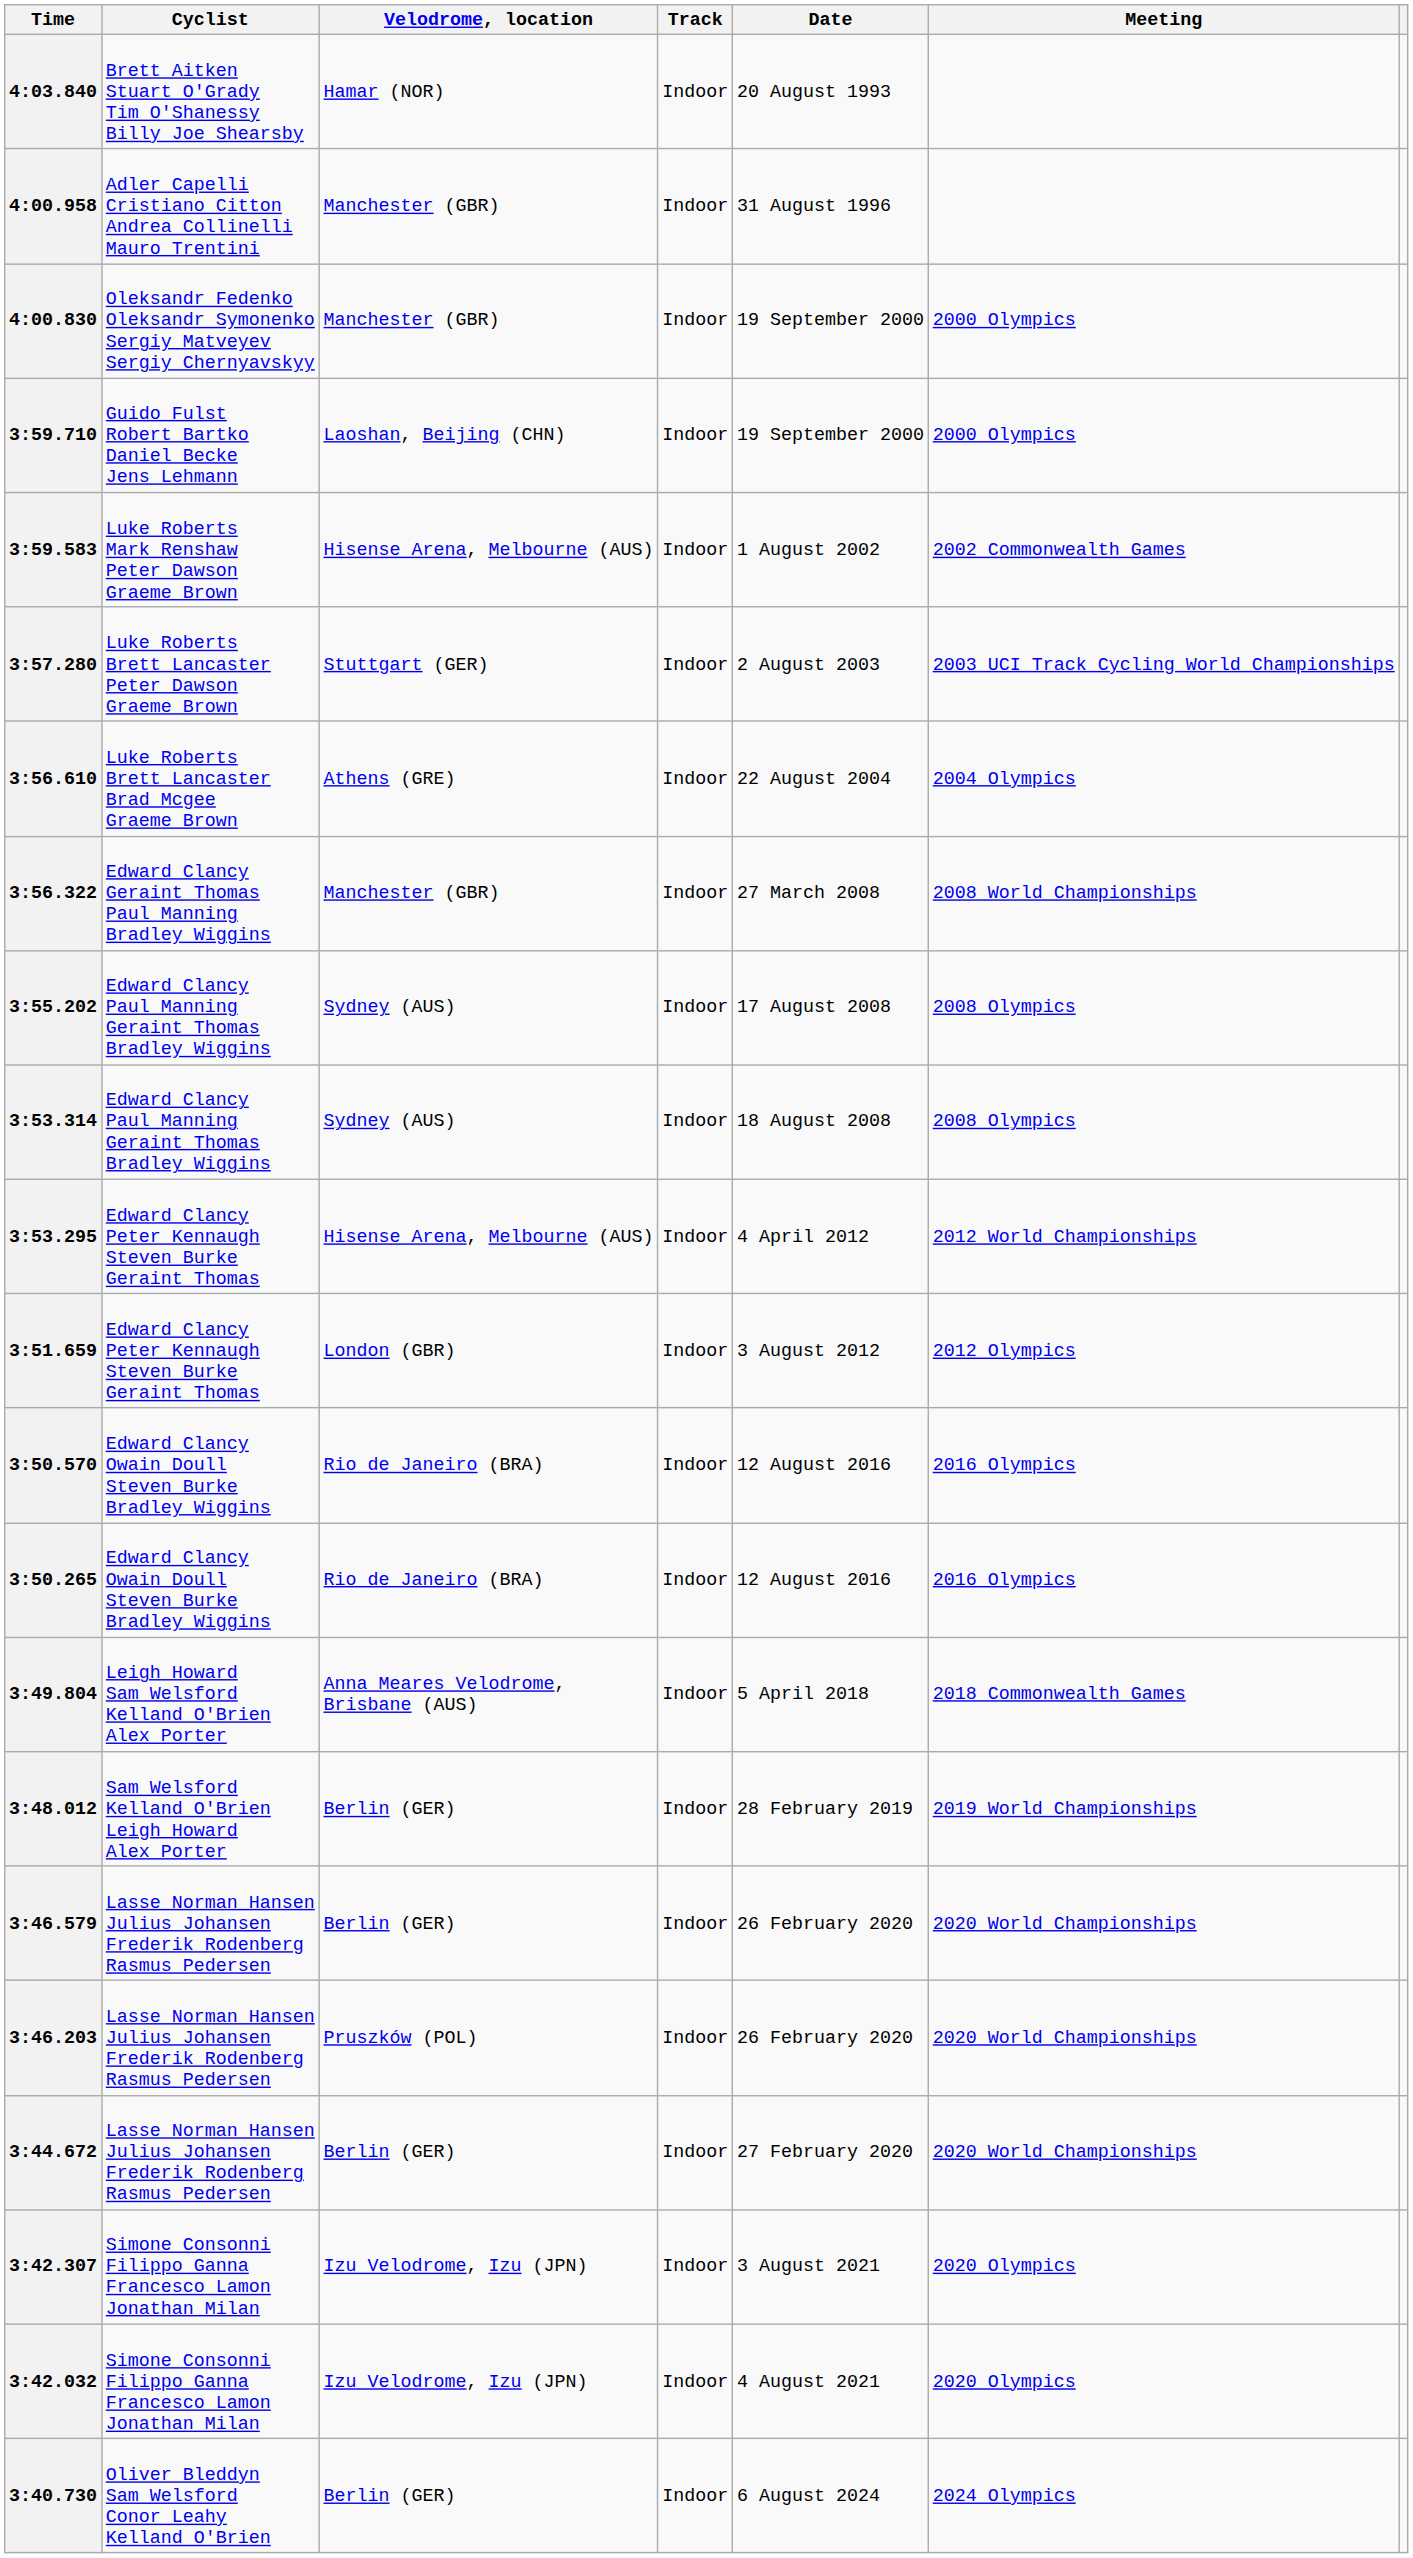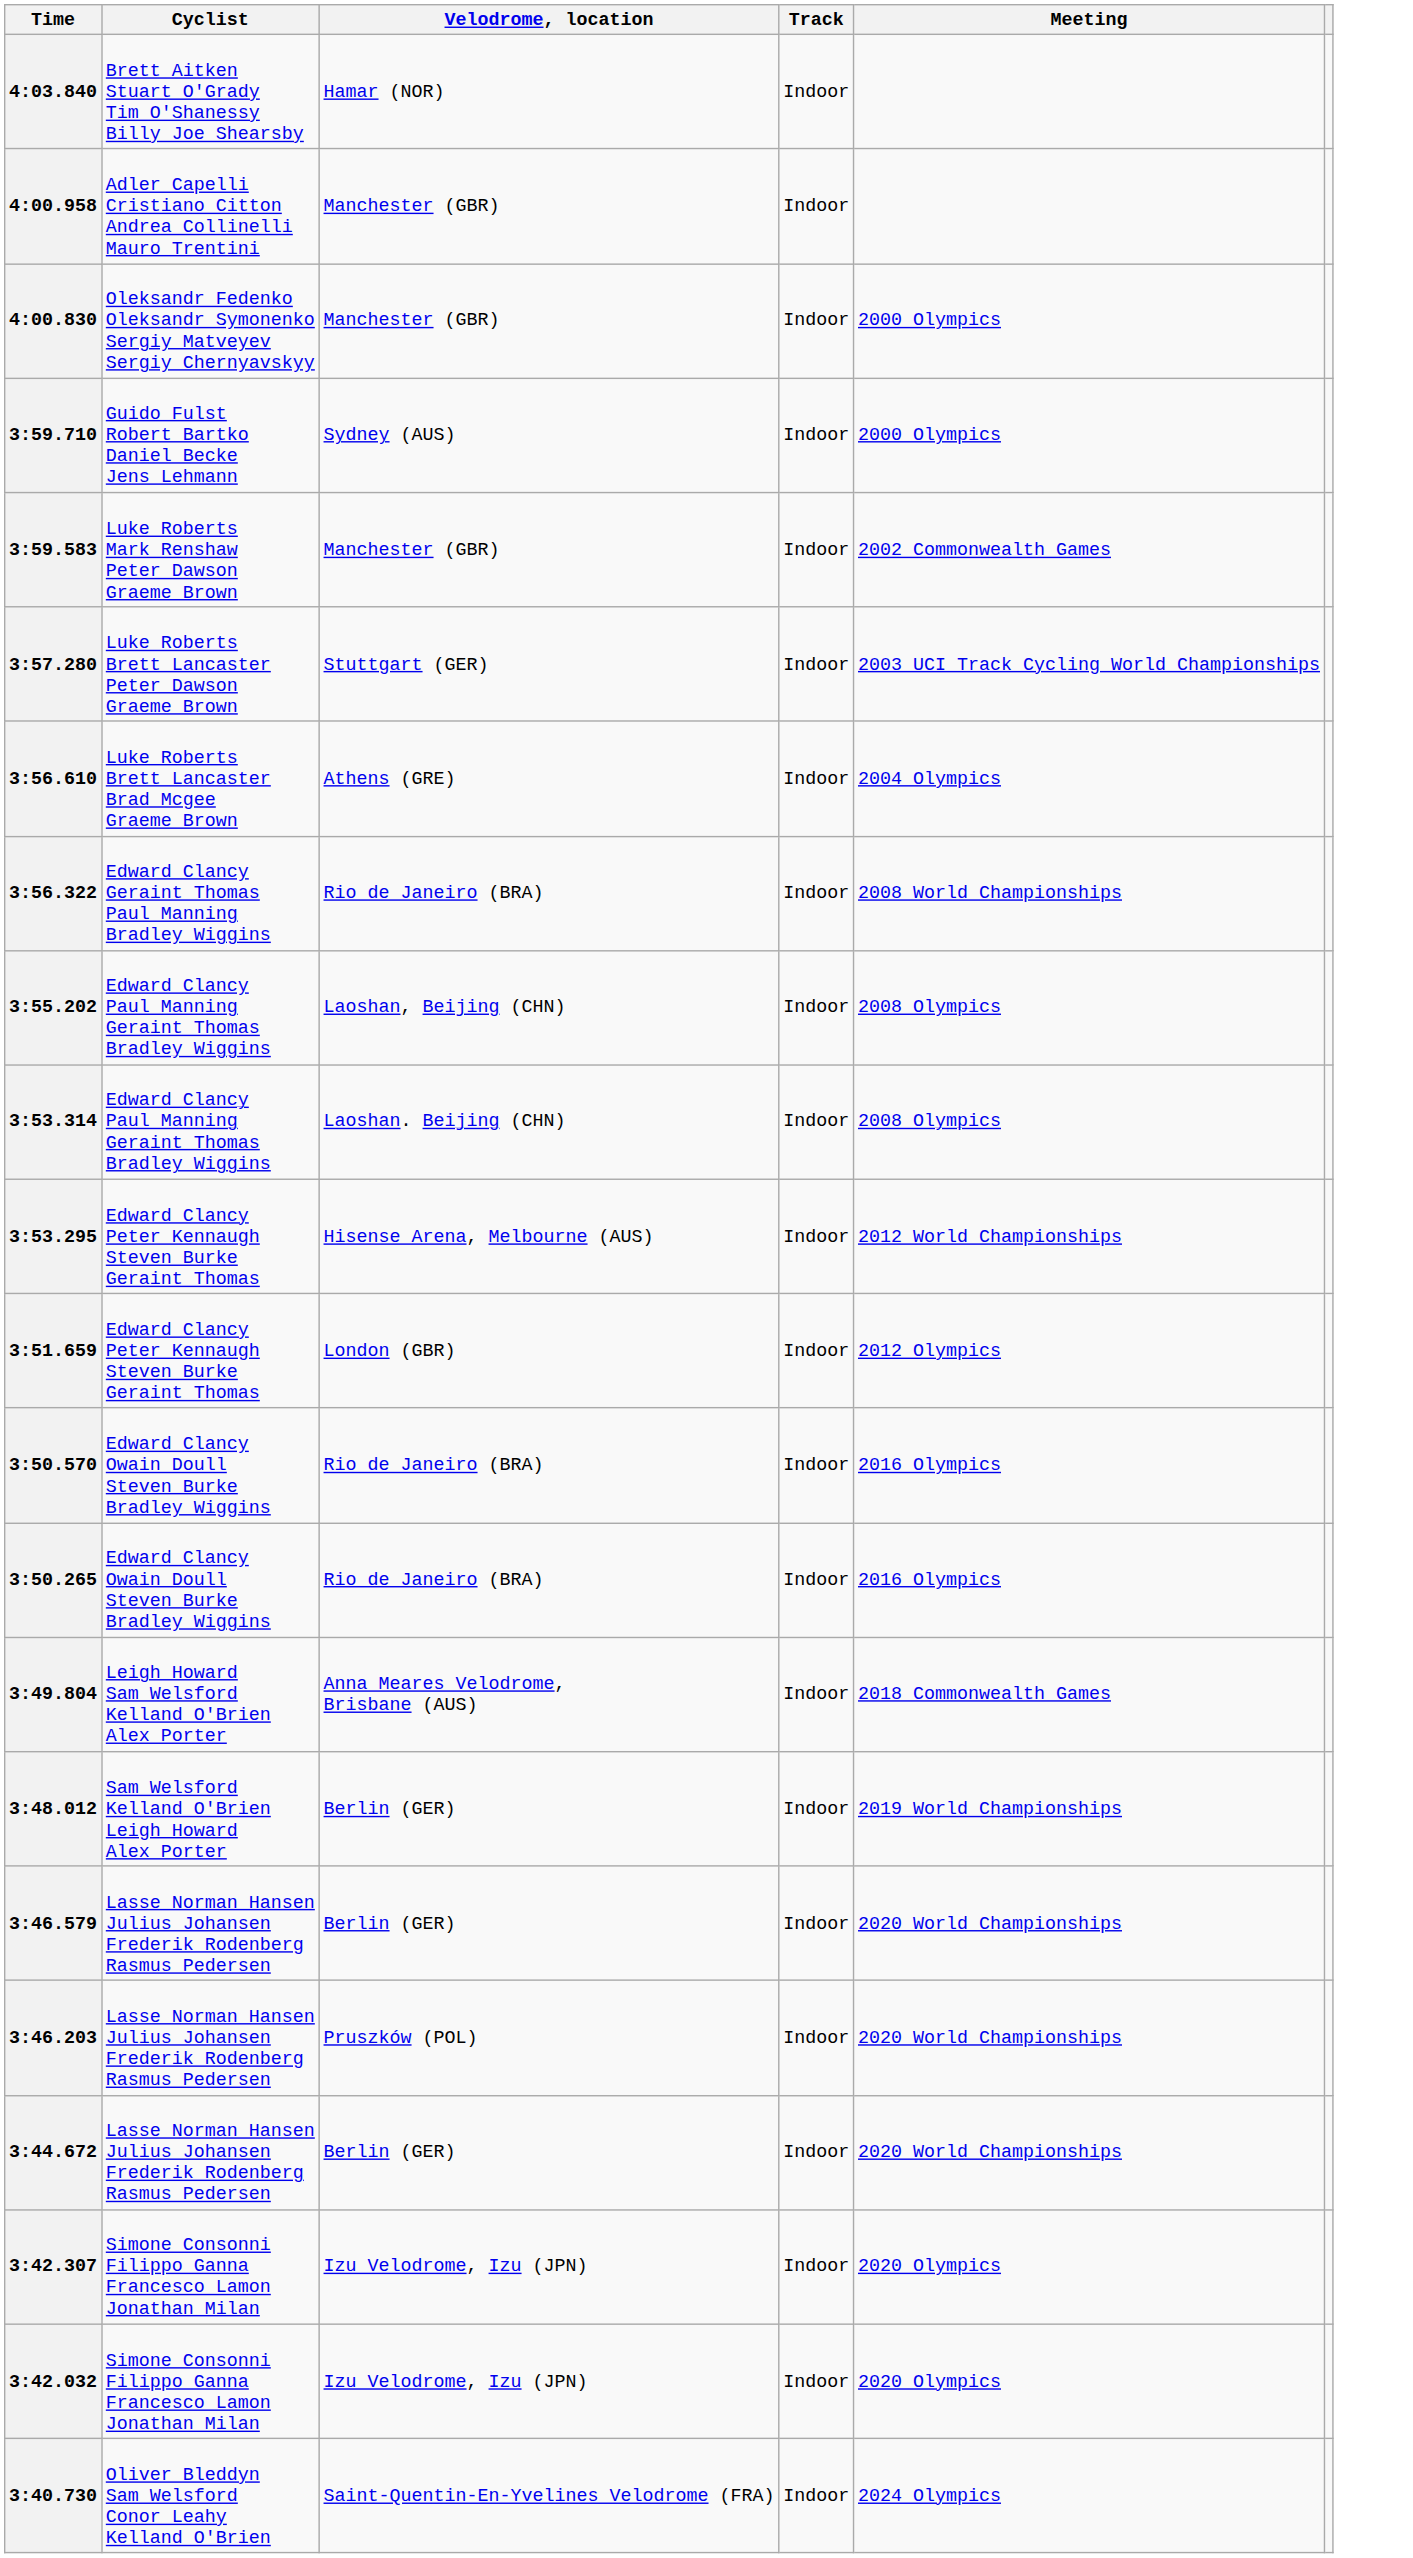- column: (831, 20)
(445, 435) Laoshan, Beijing (CHN) -> (390, 435) Sydney (AUS)
(489, 550) Hisense Arena, Melbourne (AUS) -> (412, 550) Manchester (GBR)
(412, 893) Manchester (GBR) -> (434, 893) Rio de Janeiro (BRA)
(390, 1008) Sydney (AUS) -> (445, 1008) Laoshan, Beijing (CHN)
(390, 1122) Sydney (AUS) -> (445, 1122) Laoshan. Beijing (CHN)
(390, 2496) Berlin (GER) -> (549, 2496) Saint-Quentin-En-Yvelines Velodrome (FRA)
